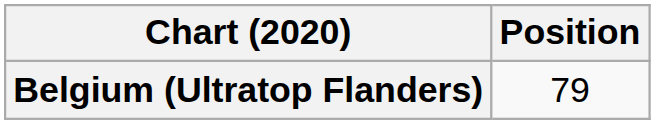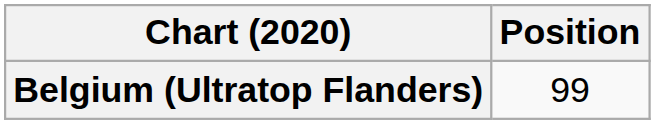(570, 89) 79 -> (570, 89) 99
